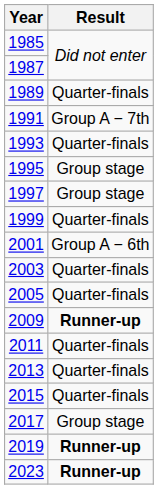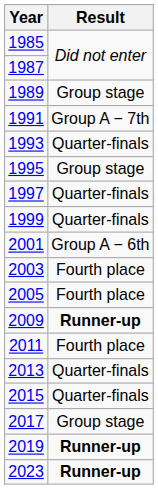(100, 93) Quarter-finals -> (100, 93) Group stage
(100, 194) Group stage -> (100, 194) Quarter-finals
(100, 270) Quarter-finals -> (100, 270) Fourth place
(100, 295) Quarter-finals -> (100, 295) Fourth place
(100, 346) Quarter-finals -> (100, 346) Fourth place
